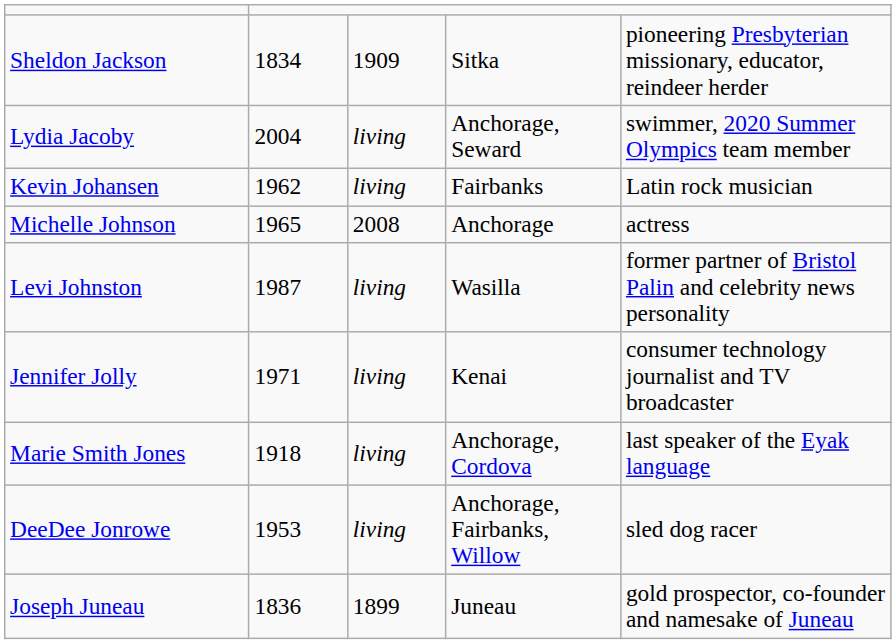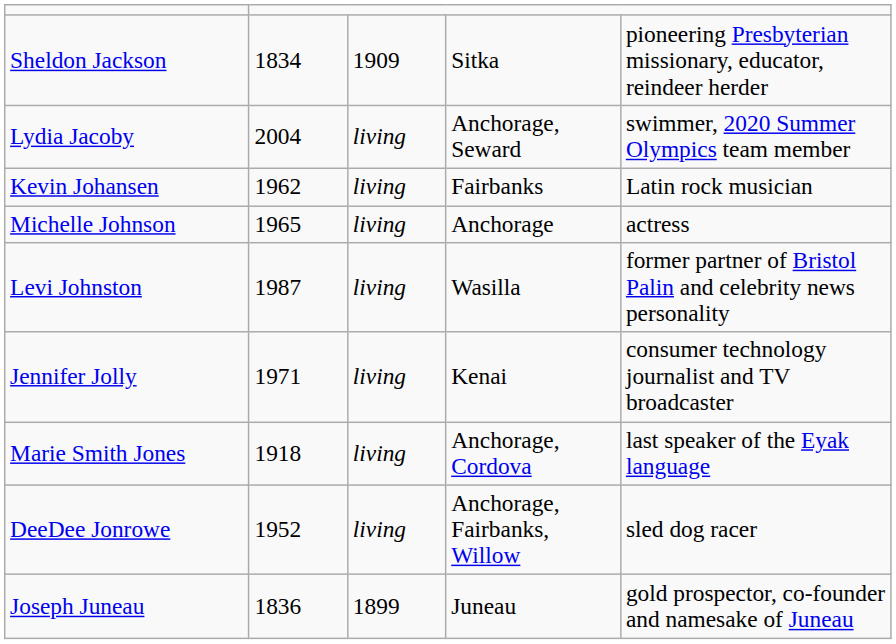(376, 223) 2008 -> (379, 223) living
(278, 529) 1953 -> (278, 529) 1952
